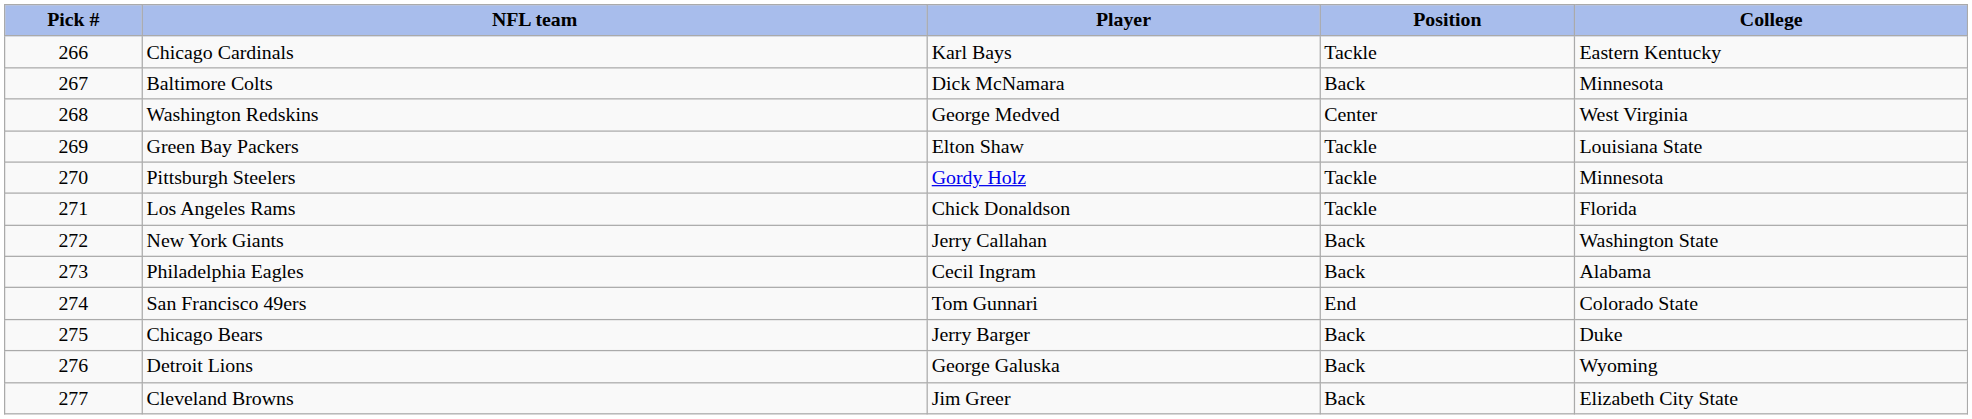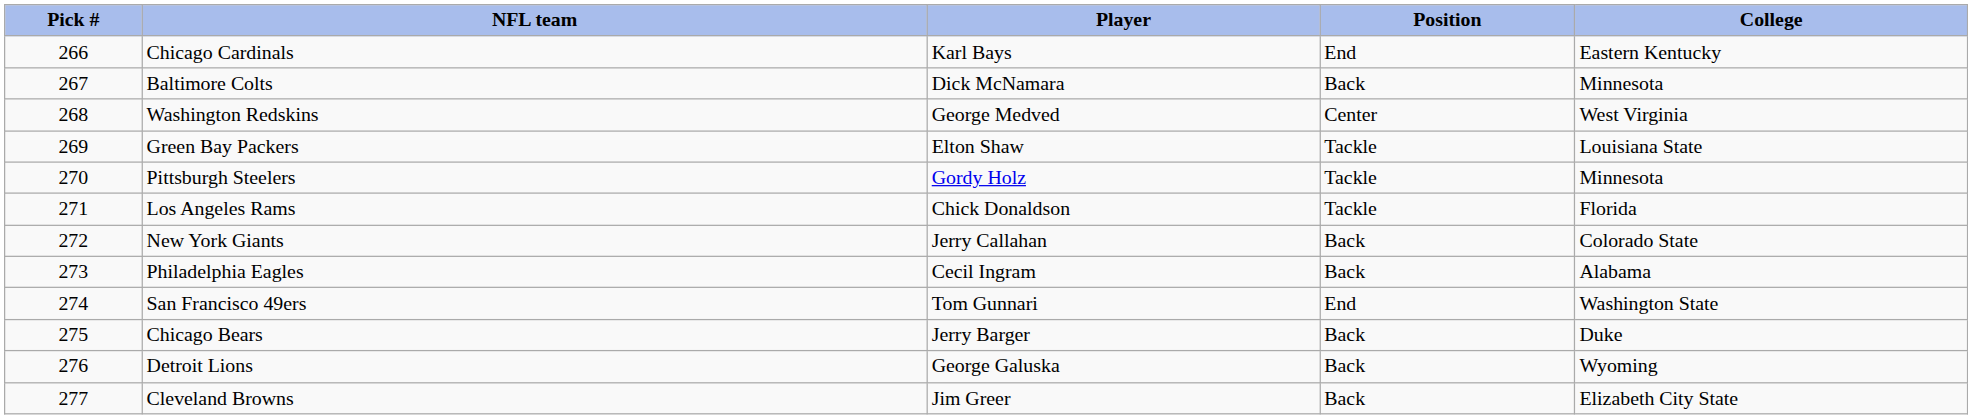(1351, 51) Tackle -> (1340, 51) End
(1649, 240) Washington State -> (1639, 240) Colorado State
(1639, 303) Colorado State -> (1649, 303) Washington State
